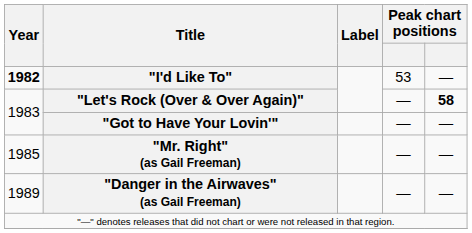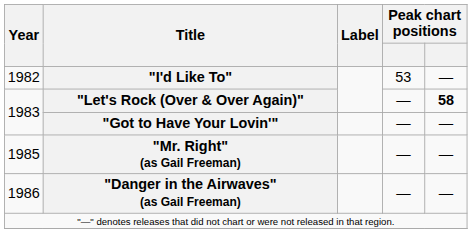(24, 77) bold -> (24, 77) normal
(24, 193) 1989 -> (24, 193) 1986
